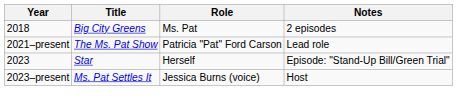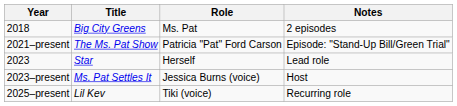(308, 45) Lead role -> (368, 45) Episode: "Stand-Up Bill/Green Trial"
(368, 61) Episode: "Stand-Up Bill/Green Trial" -> (308, 61) Lead role
+ row: (38, 93)
